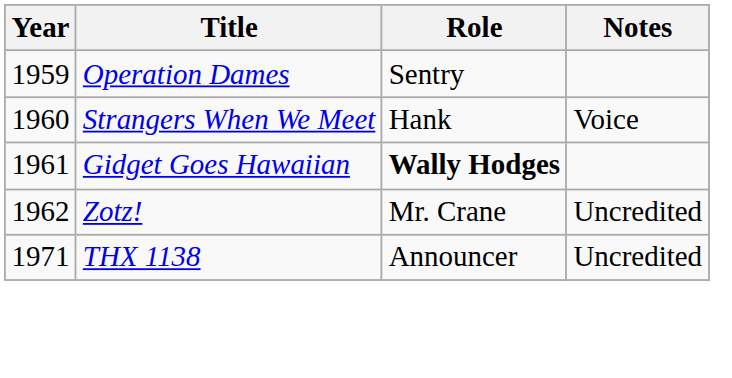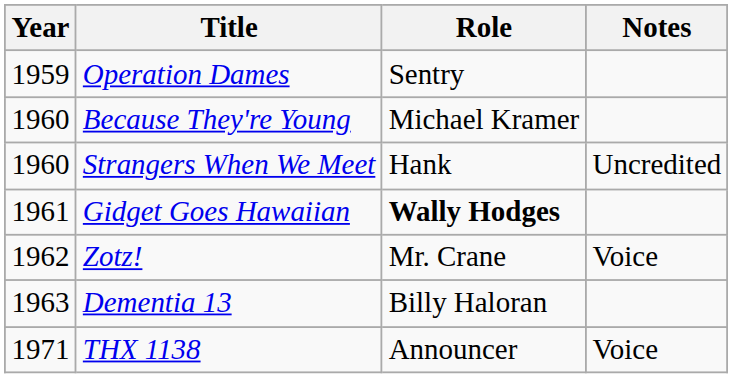+ row: (217, 119)
(606, 119) Voice -> (657, 165) Uncredited
(638, 211) Uncredited -> (625, 257) Voice
+ row: (157, 303)
(638, 257) Uncredited -> (625, 348) Voice
